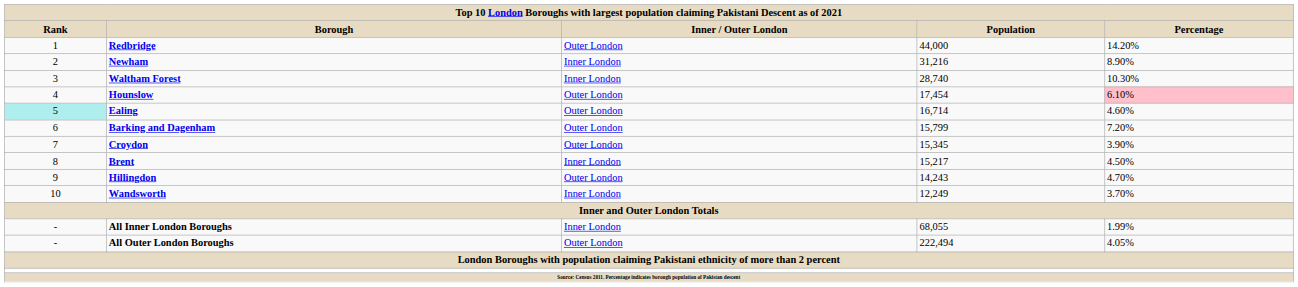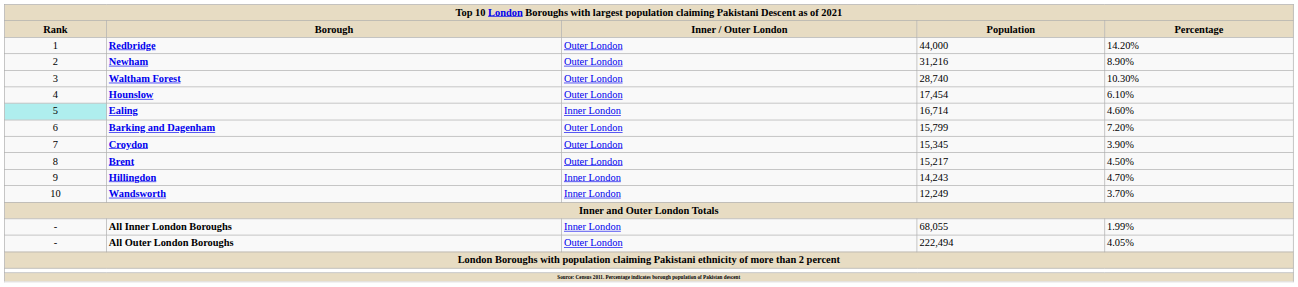(592, 62) Inner London -> (593, 62) Outer London
(592, 78) Inner London -> (593, 78) Outer London
(1120, 95) pink background -> (1120, 95) no background
(593, 111) Outer London -> (592, 111) Inner London
(592, 161) Inner London -> (593, 161) Outer London
(593, 177) Outer London -> (592, 177) Inner London
